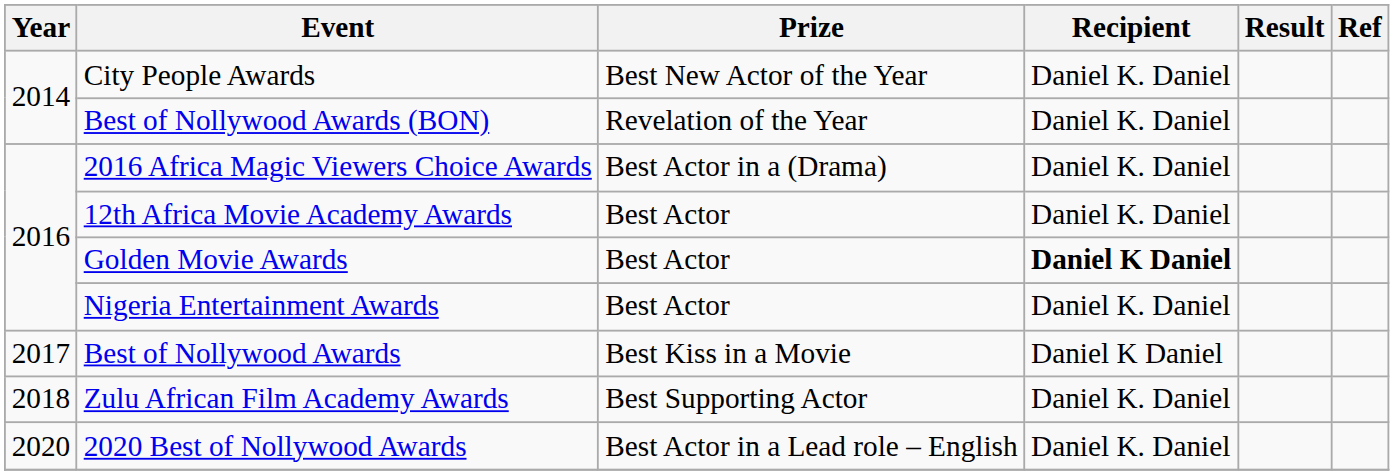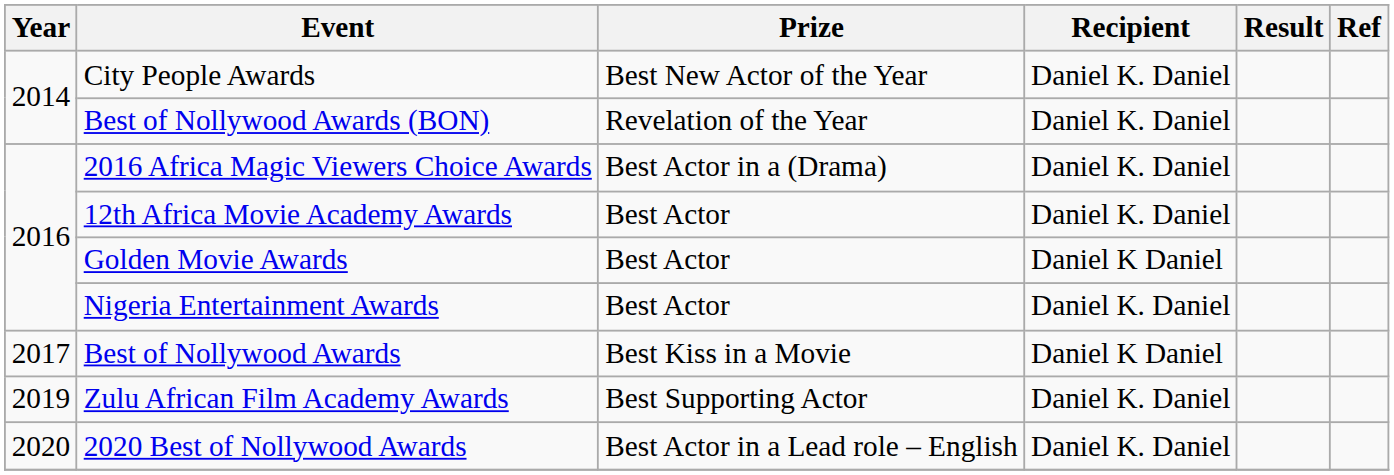(1131, 259) bold -> (1127, 259) normal
(41, 399) 2018 -> (41, 399) 2019
